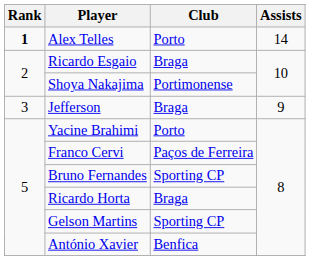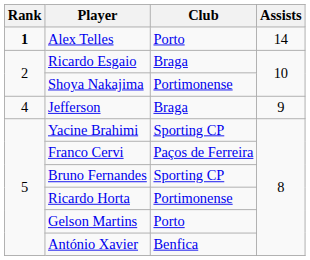(25, 107) 3 -> (25, 107) 4
(169, 130) Porto -> (189, 130) Sporting CP
(171, 198) Braga -> (193, 198) Portimonense
(189, 221) Sporting CP -> (169, 221) Porto
